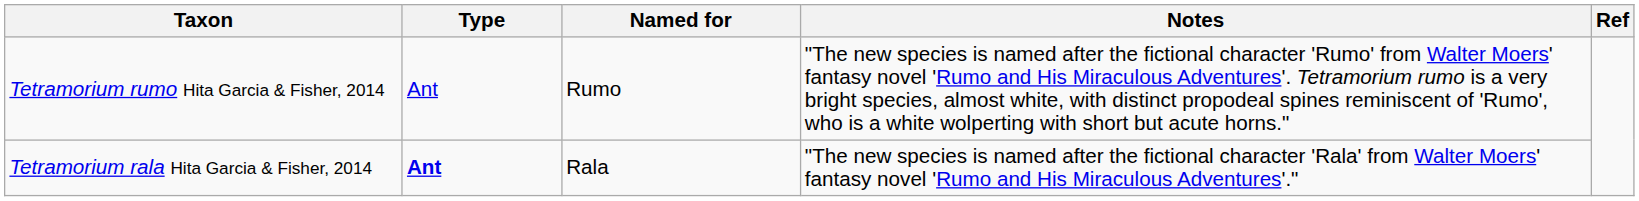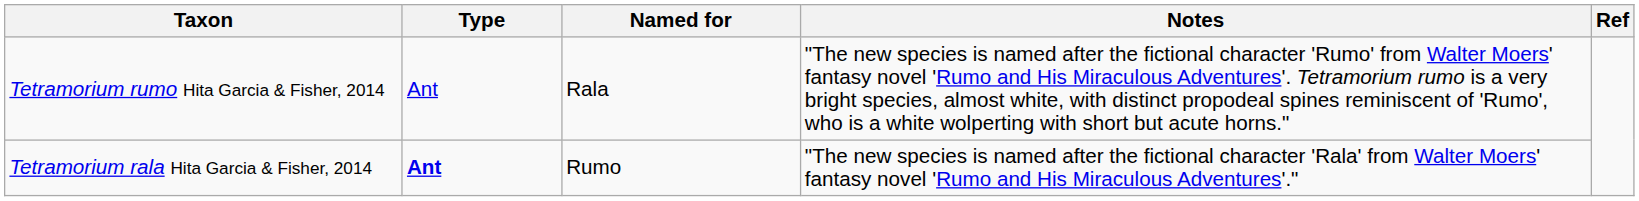(594, 88) Rumo -> (587, 88) Rala
(587, 167) Rala -> (594, 167) Rumo
